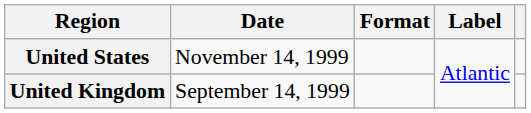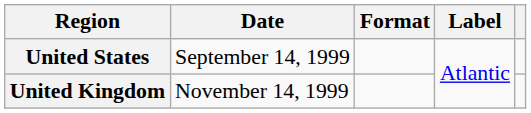(262, 56) November 14, 1999 -> (262, 56) September 14, 1999
(262, 90) September 14, 1999 -> (262, 90) November 14, 1999
